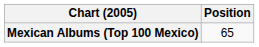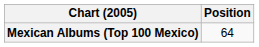(227, 32) 65 -> (227, 32) 64
